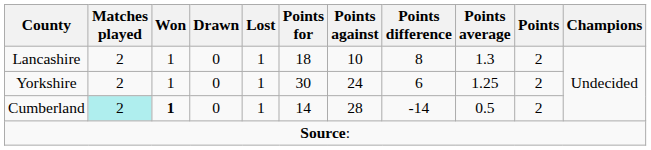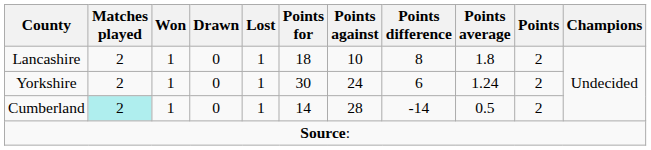(485, 58) 1.3 -> (485, 58) 1.8
(485, 83) 1.25 -> (485, 83) 1.24
(171, 108) bold -> (171, 108) normal
